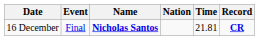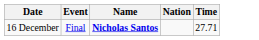- column: (237, 12)
(206, 27) 21.81 -> (206, 27) 27.71
